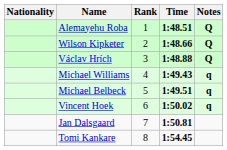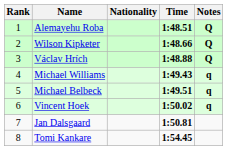columns swapped: (146, 12) <-> (30, 12)
